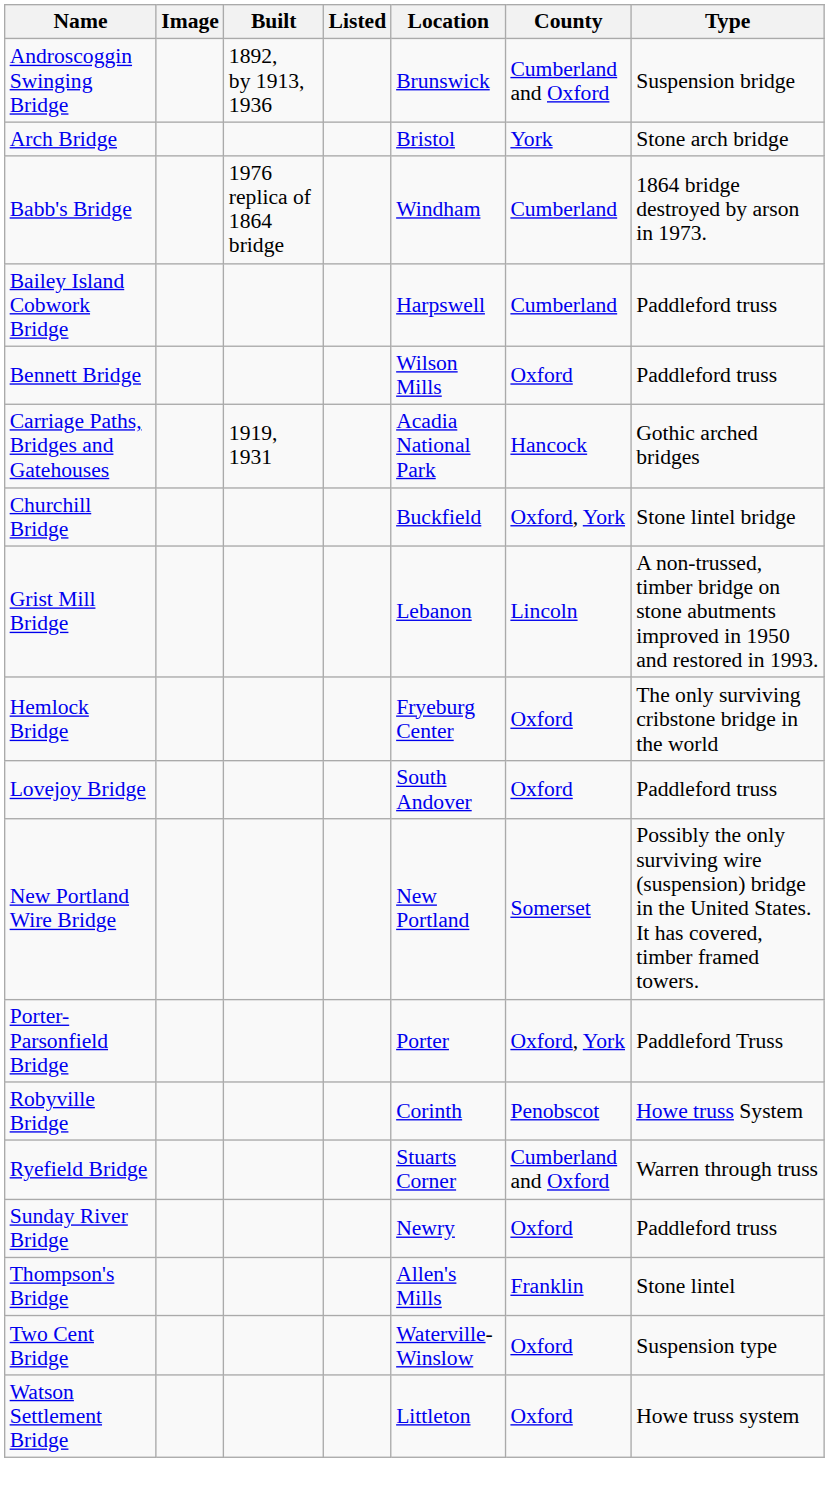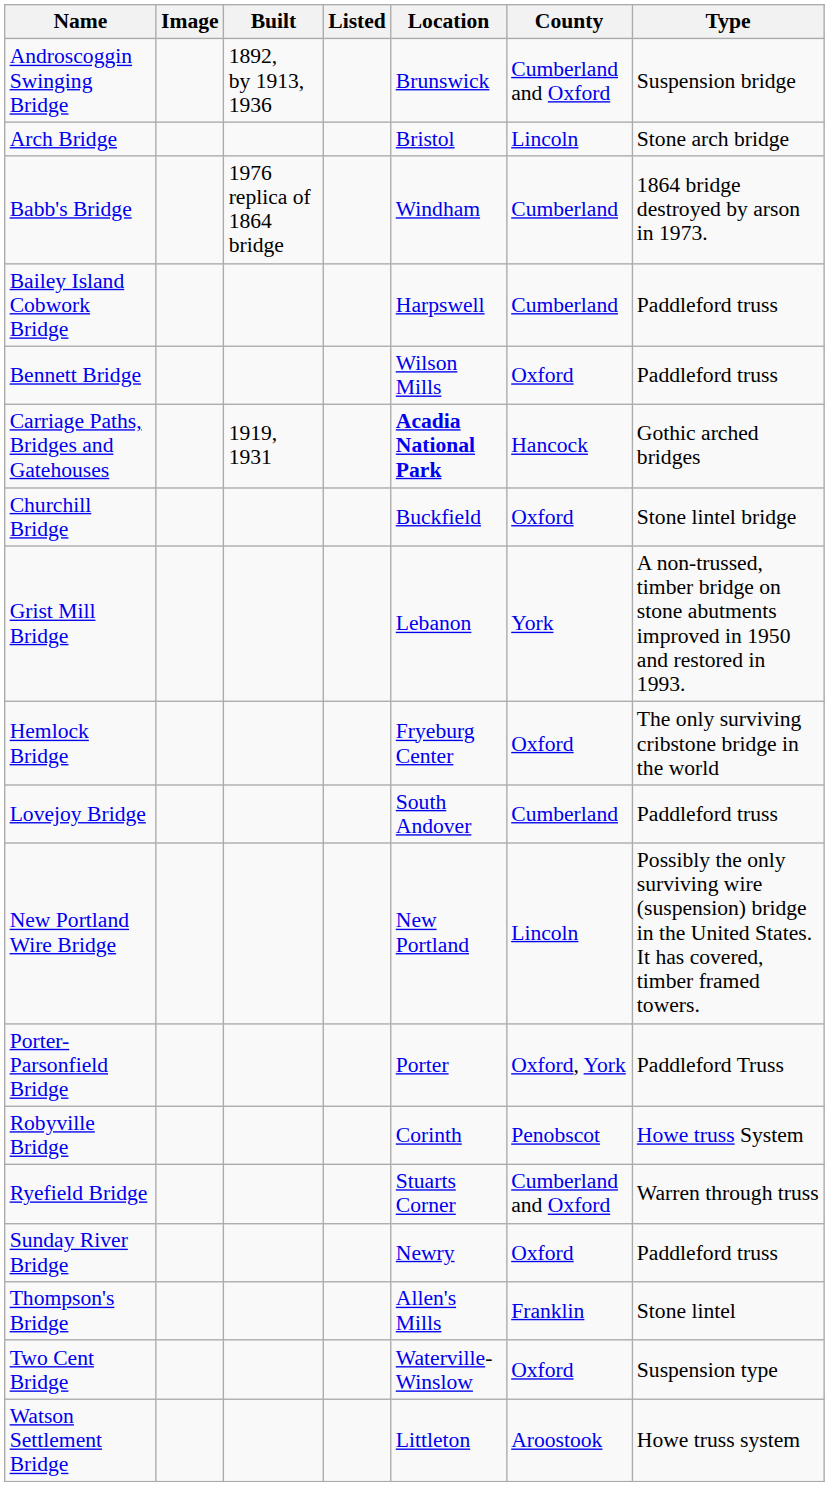(532, 138) York -> (545, 138) Lincoln
(433, 445) normal -> (435, 445) bold
(568, 516) Oxford, York -> (542, 516) Oxford
(544, 611) Lincoln -> (532, 623) York
(542, 789) Oxford -> (565, 813) Cumberland
(551, 908) Somerset -> (545, 933) Lincoln
(542, 1415) Oxford -> (557, 1440) Aroostook
